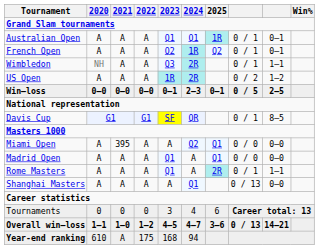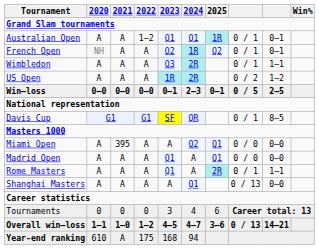(146, 38) A -> (146, 38) 1–2
(99, 51) A -> (99, 51) NH
(99, 64) NH -> (99, 64) A
